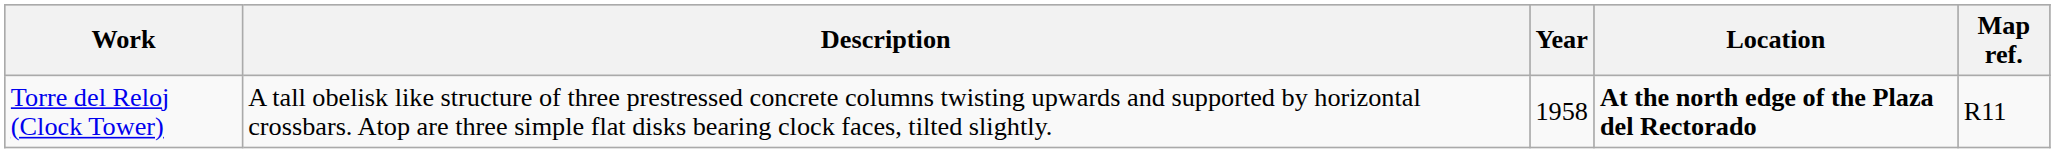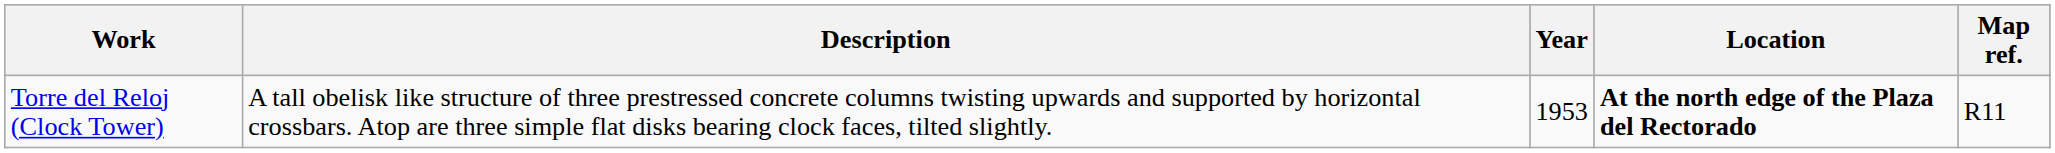(1562, 111) 1958 -> (1562, 111) 1953
